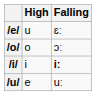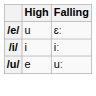- row: (13, 47)
(57, 64) bold -> (56, 47) normal
